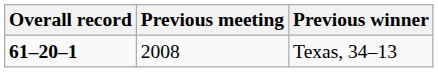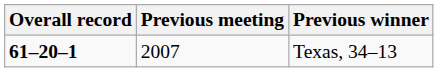(160, 50) 2008 -> (160, 50) 2007
